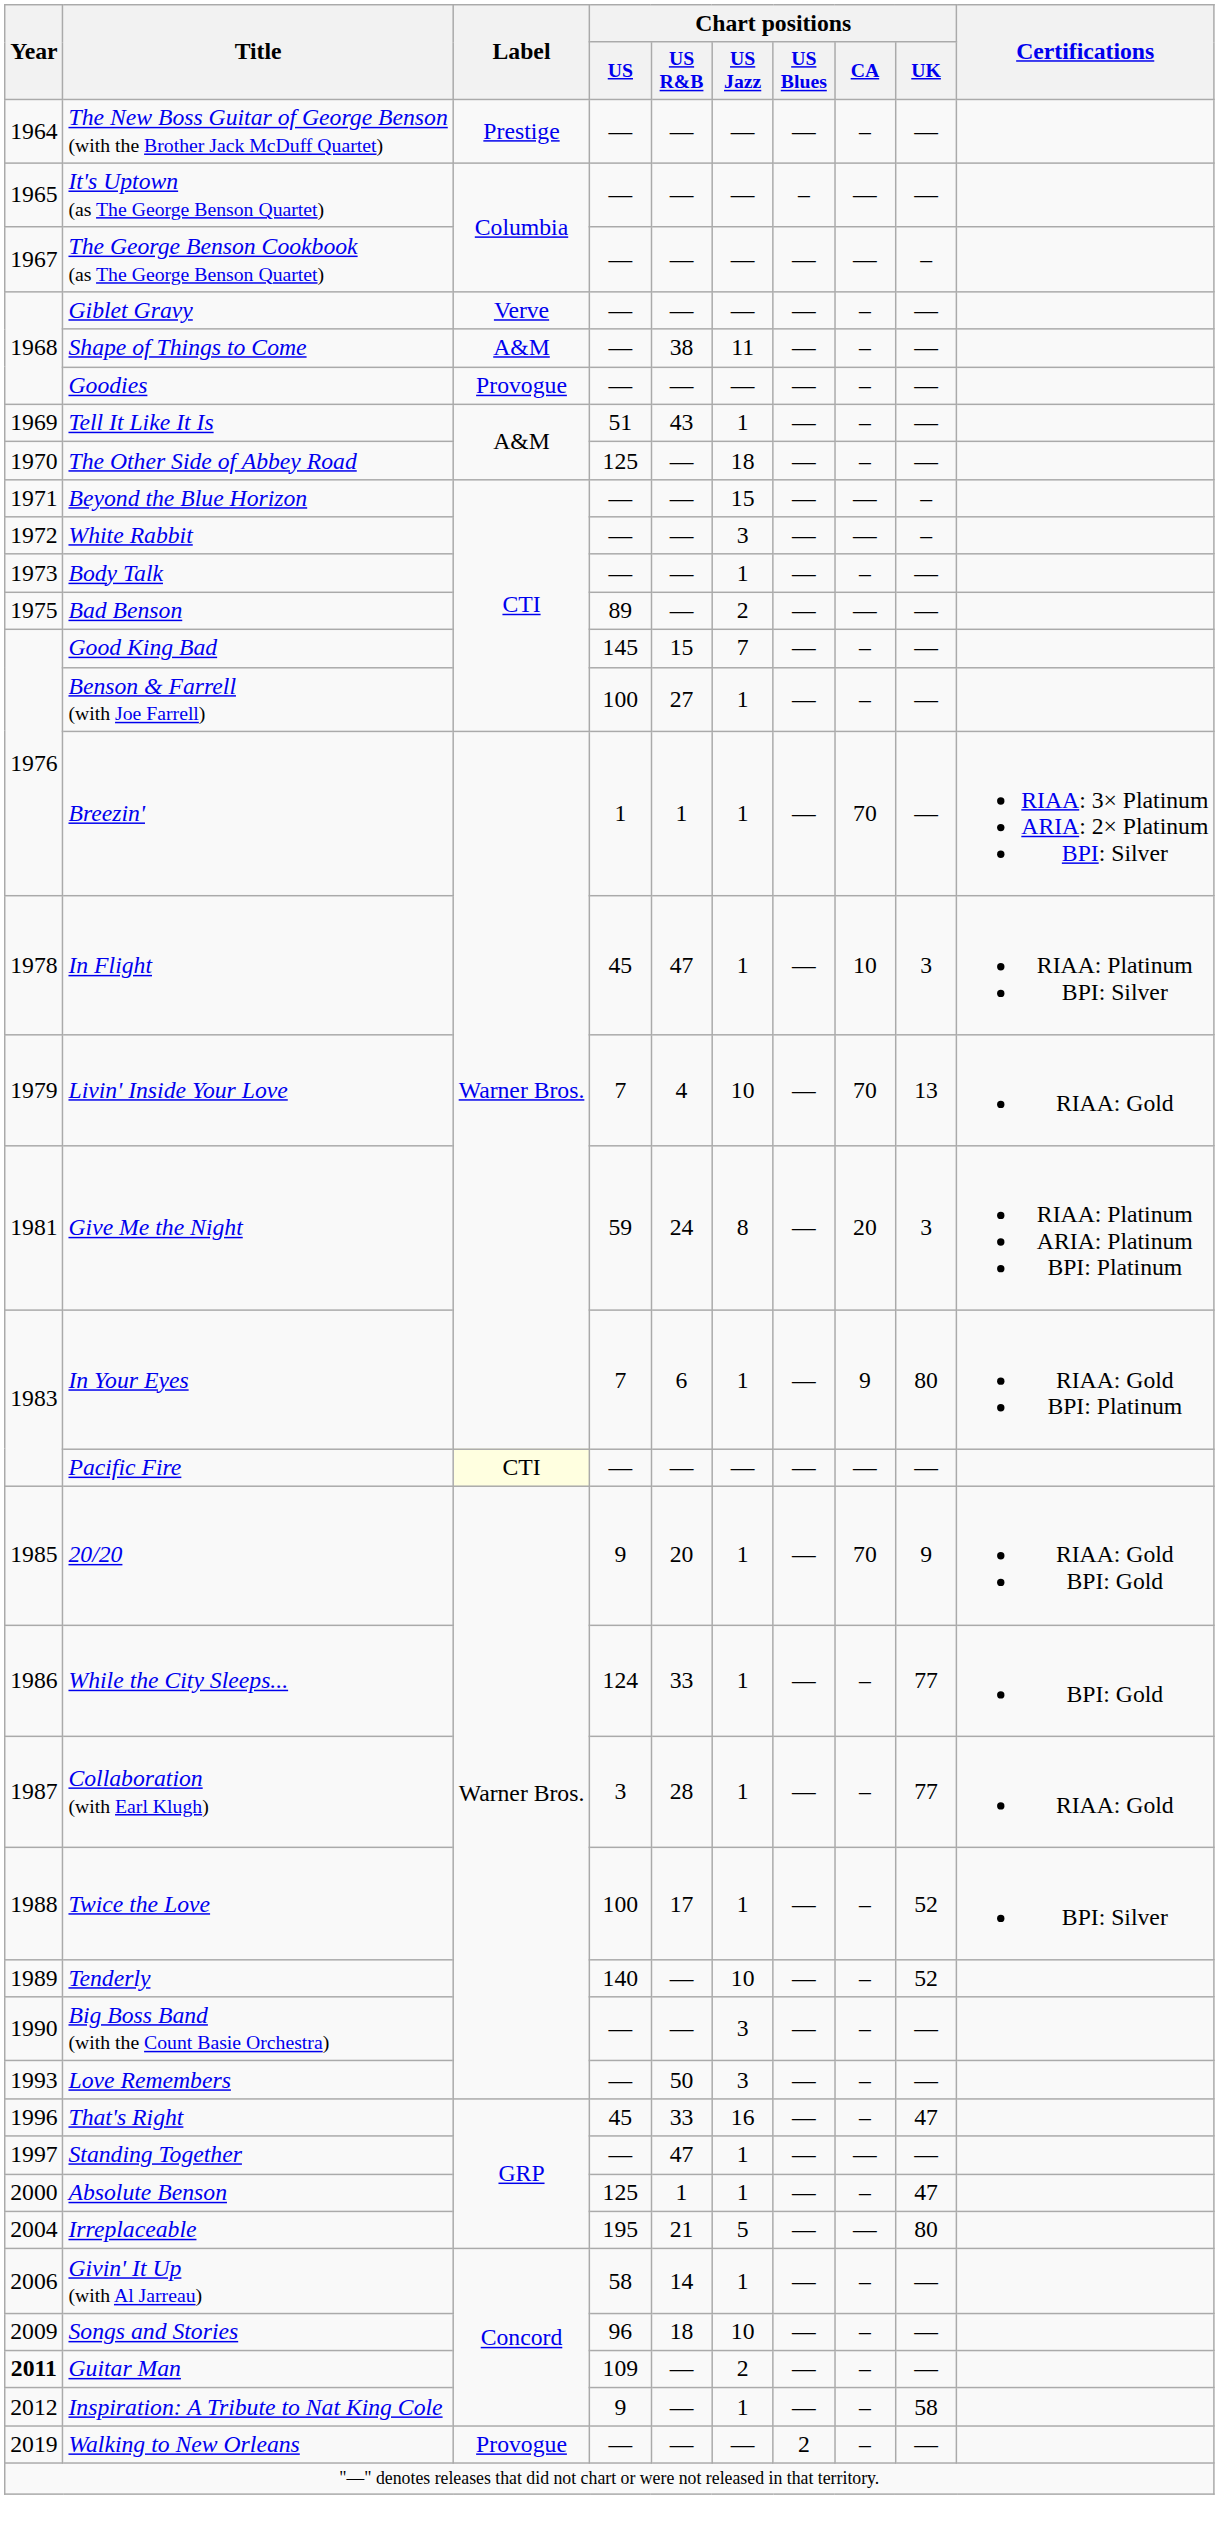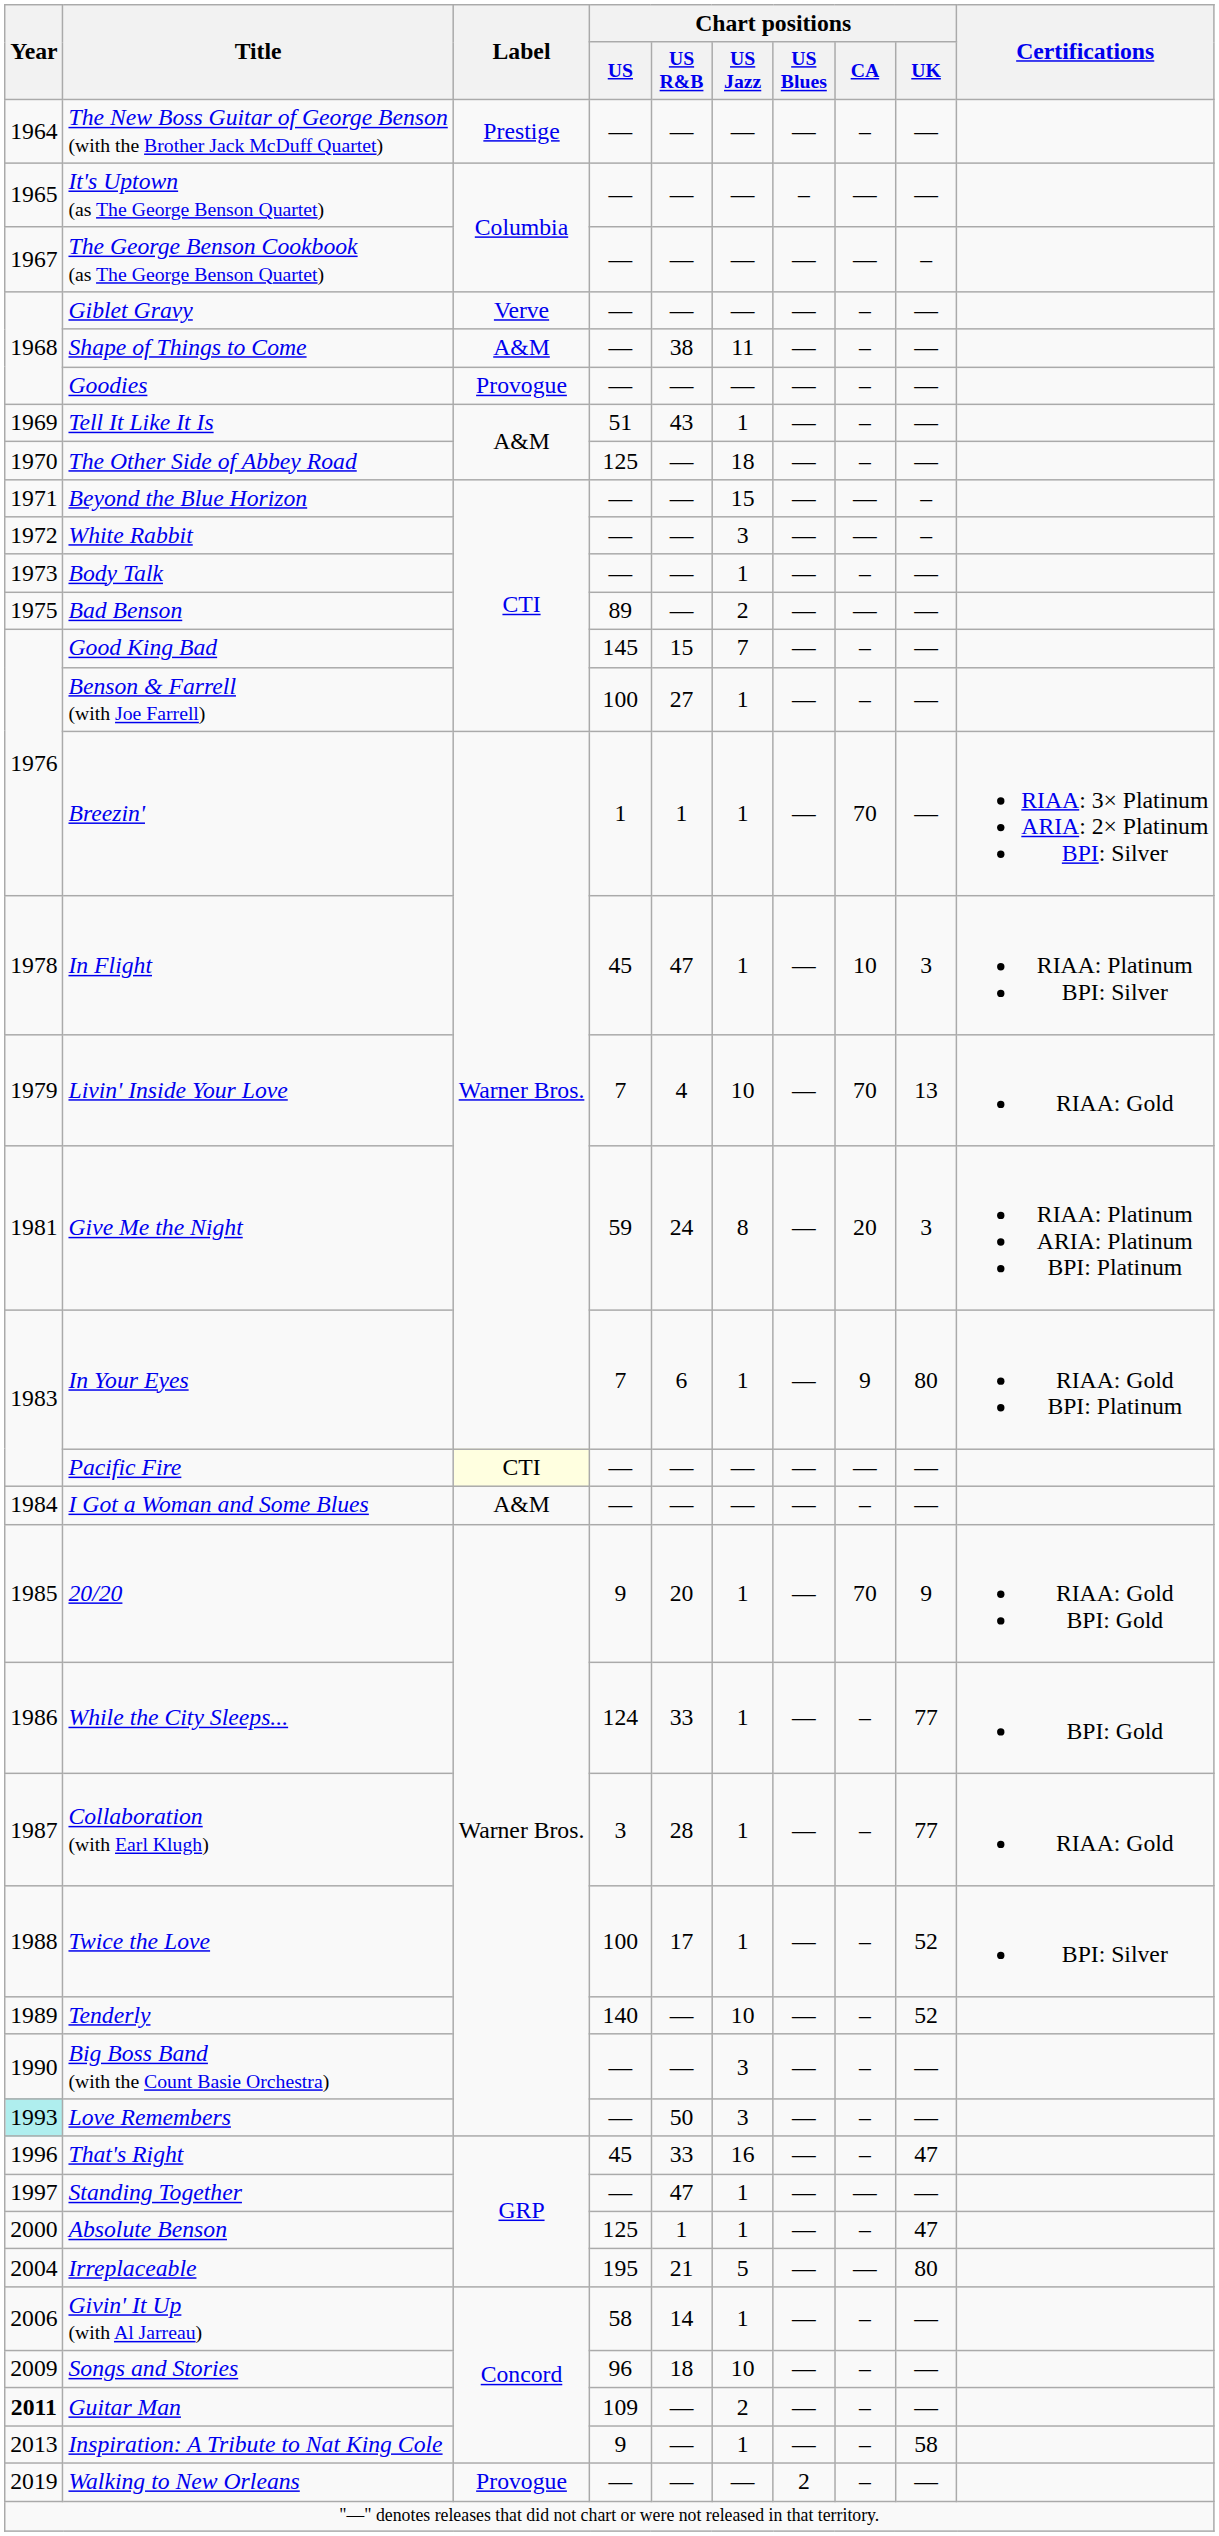+ row: (219, 1505)
(34, 2079) no background -> (34, 2117) paleturquoise background
(34, 2406) 2012 -> (34, 2444) 2013
